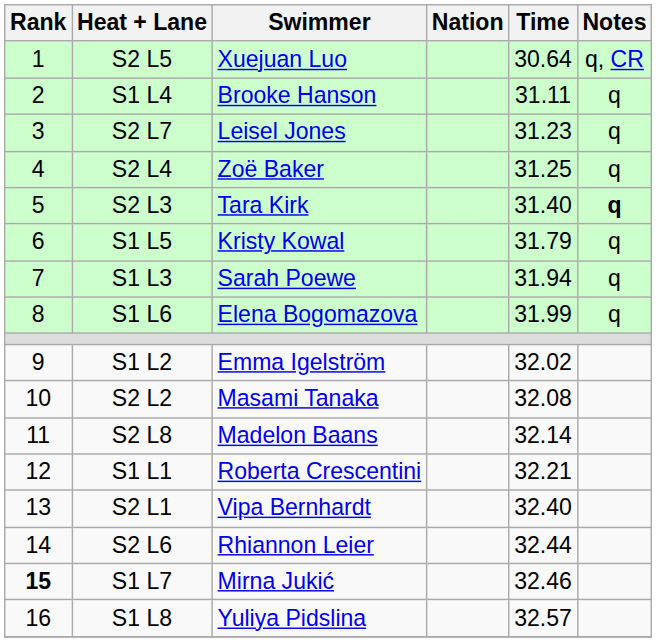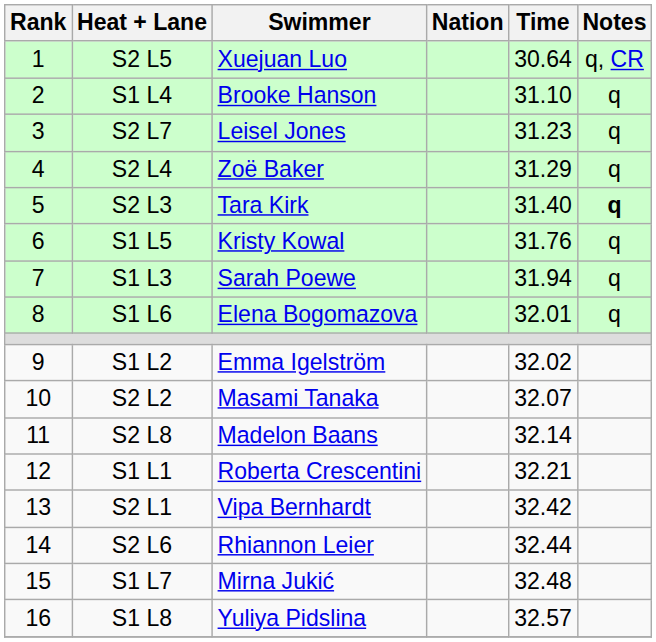(543, 95) 31.11 -> (543, 95) 31.10
(543, 168) 31.25 -> (543, 168) 31.29
(543, 242) 31.79 -> (543, 242) 31.76
(543, 315) 31.99 -> (543, 315) 32.01
(543, 398) 32.08 -> (543, 398) 32.07
(543, 508) 32.40 -> (543, 508) 32.42
(38, 581) bold -> (38, 581) normal
(543, 581) 32.46 -> (543, 581) 32.48
